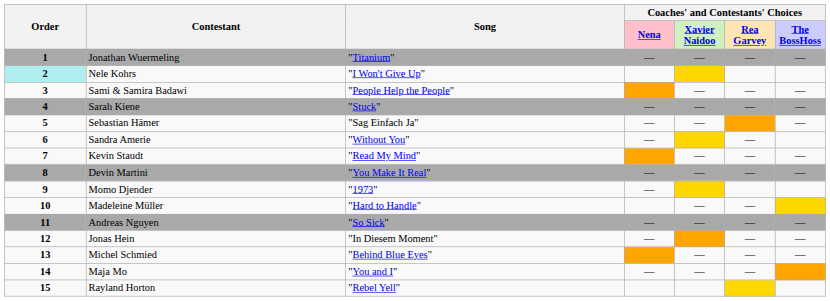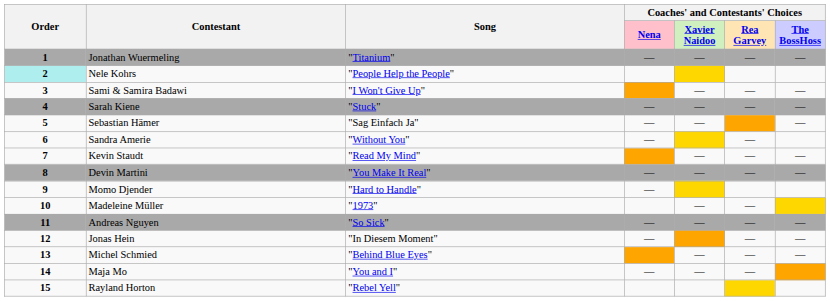(387, 73) "I Won't Give Up" -> (401, 73) "People Help the People"
(401, 90) "People Help the People" -> (387, 90) "I Won't Give Up"
(363, 189) "1973" -> (385, 189) "Hard to Handle"
(385, 205) "Hard to Handle" -> (363, 205) "1973"
